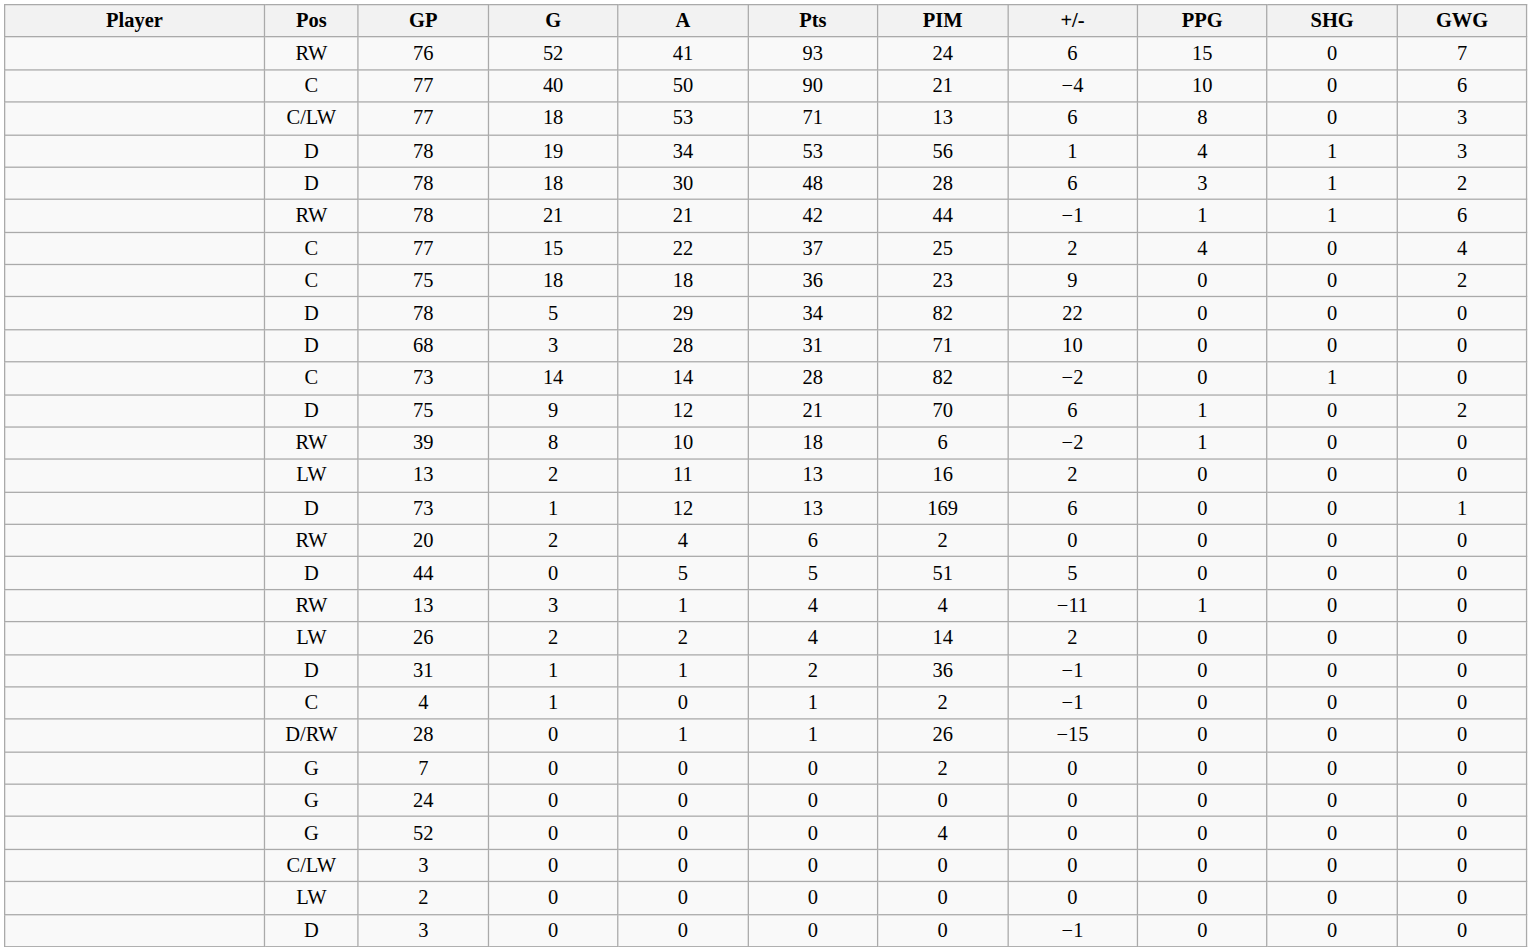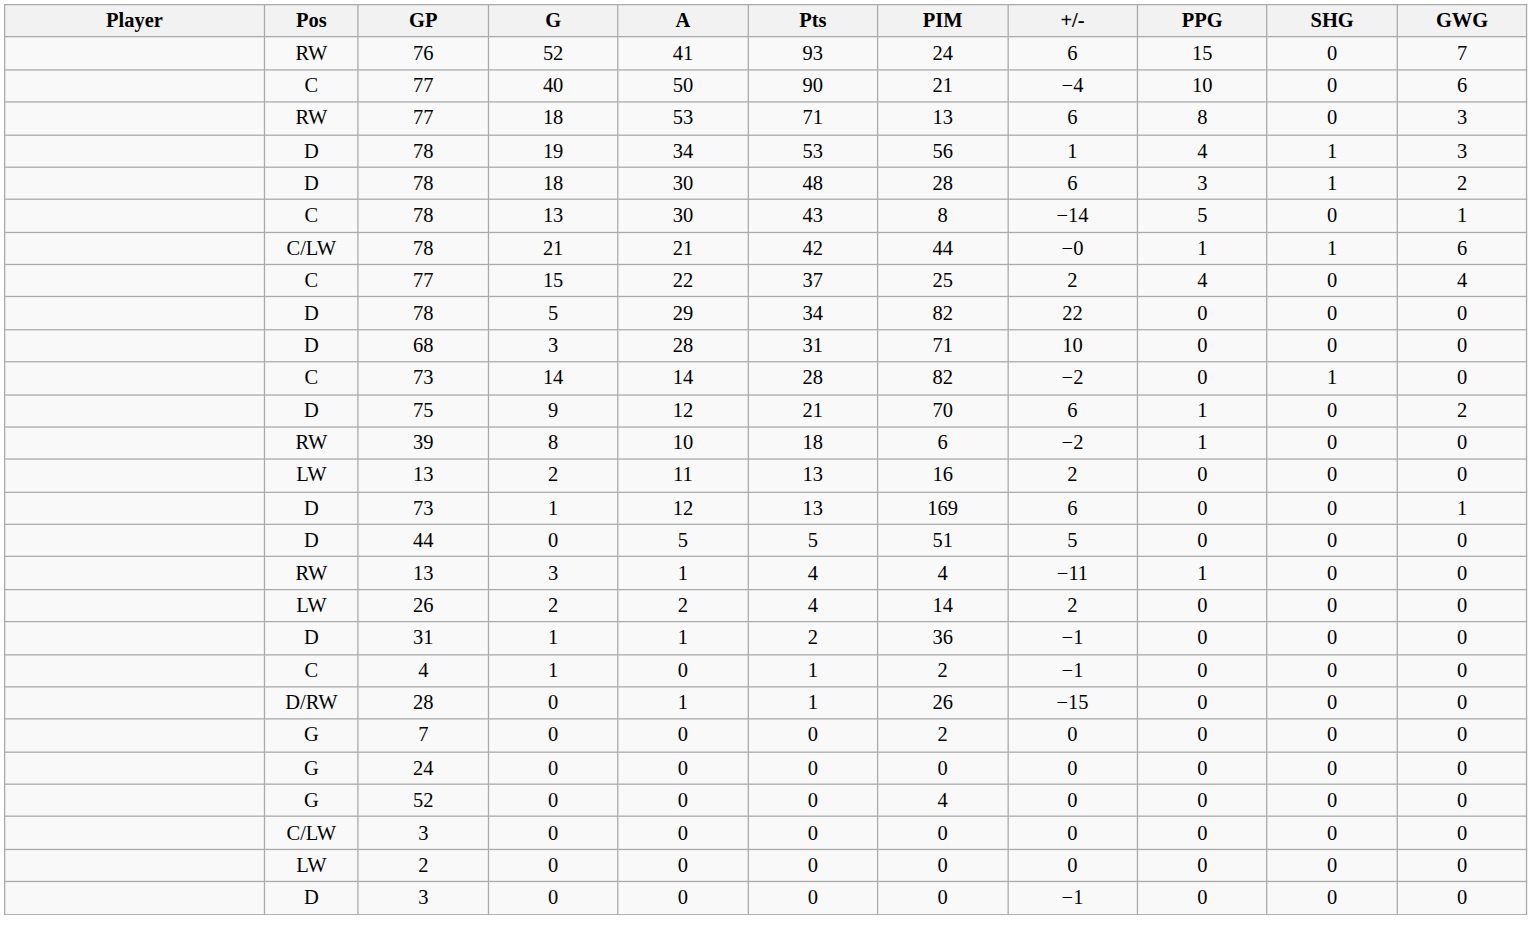(311, 118) C/LW -> (311, 118) RW
+ row: (423, 215)
(311, 215) RW -> (311, 248) C/LW
(1072, 215) −1 -> (1072, 248) −0
- row: (423, 280)
- row: (423, 540)
